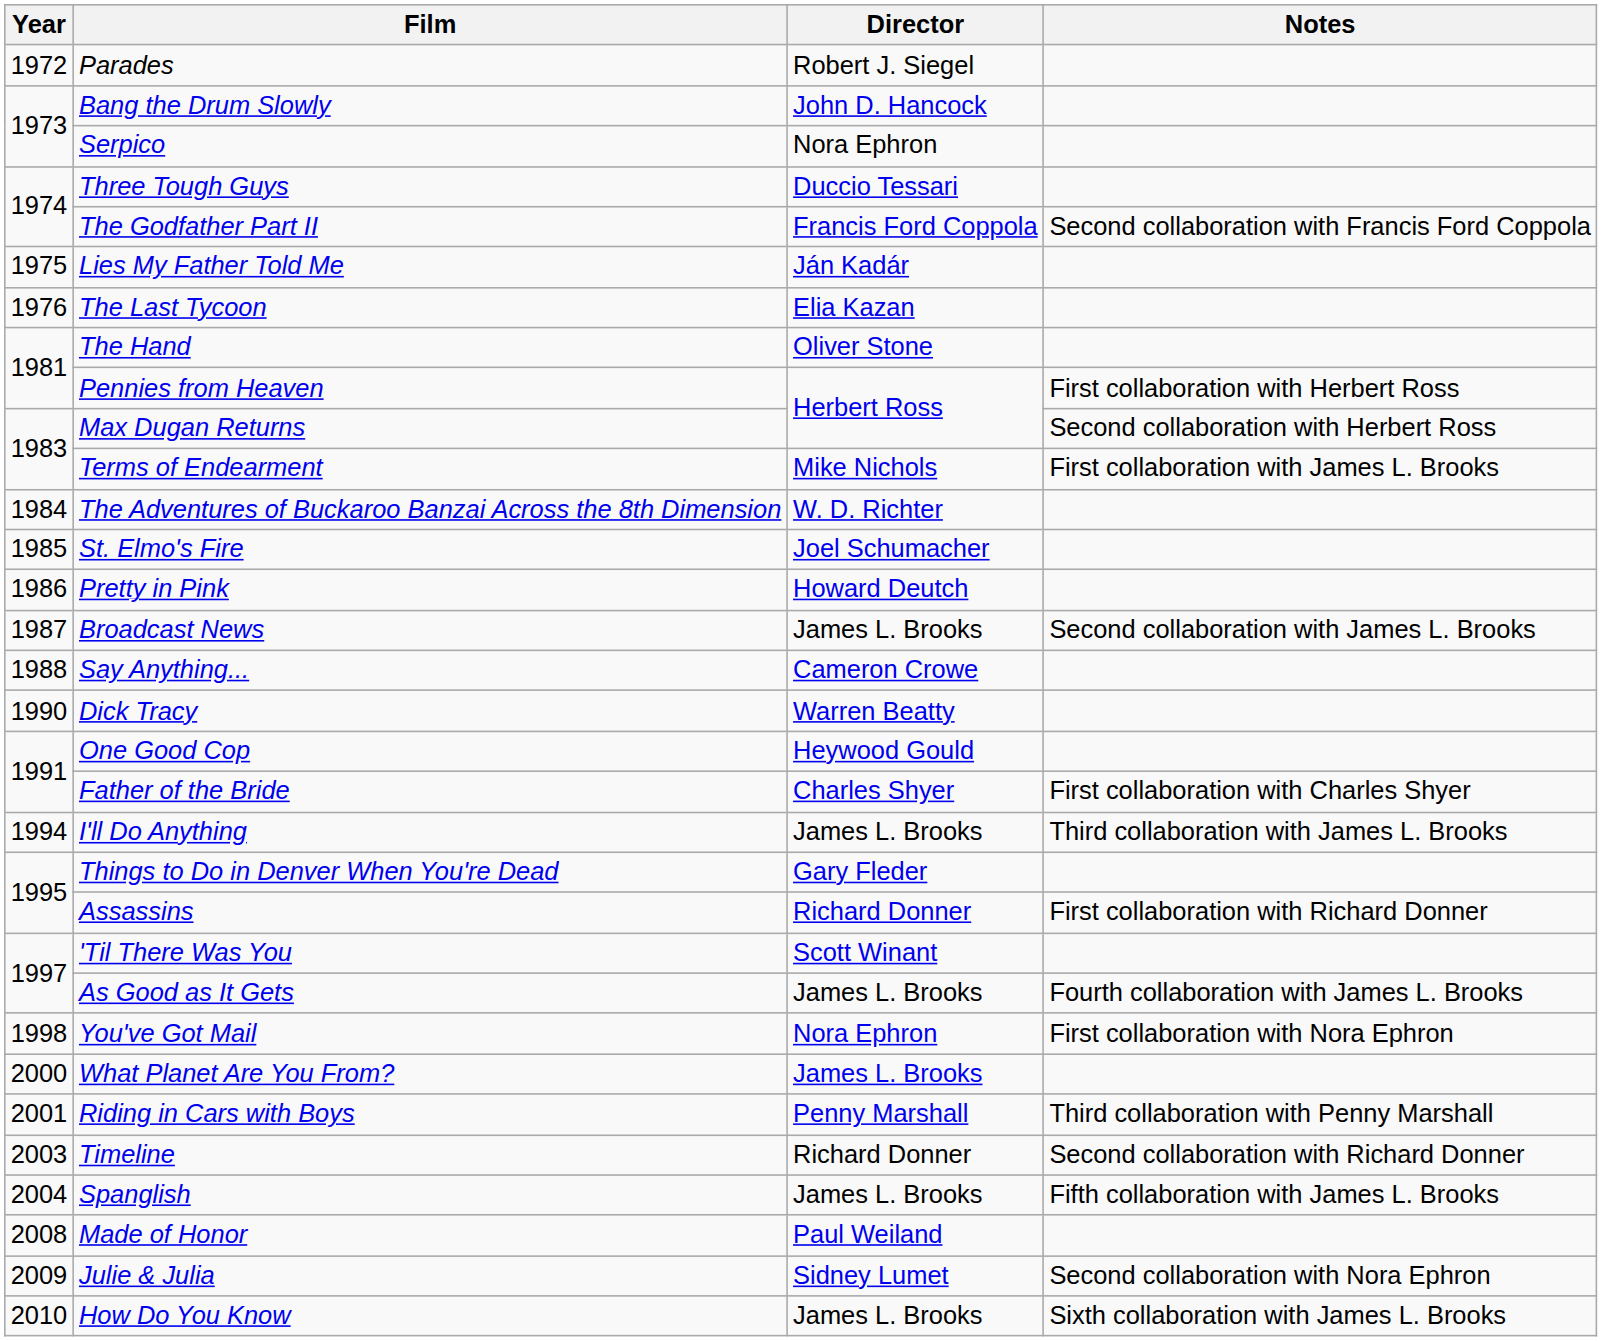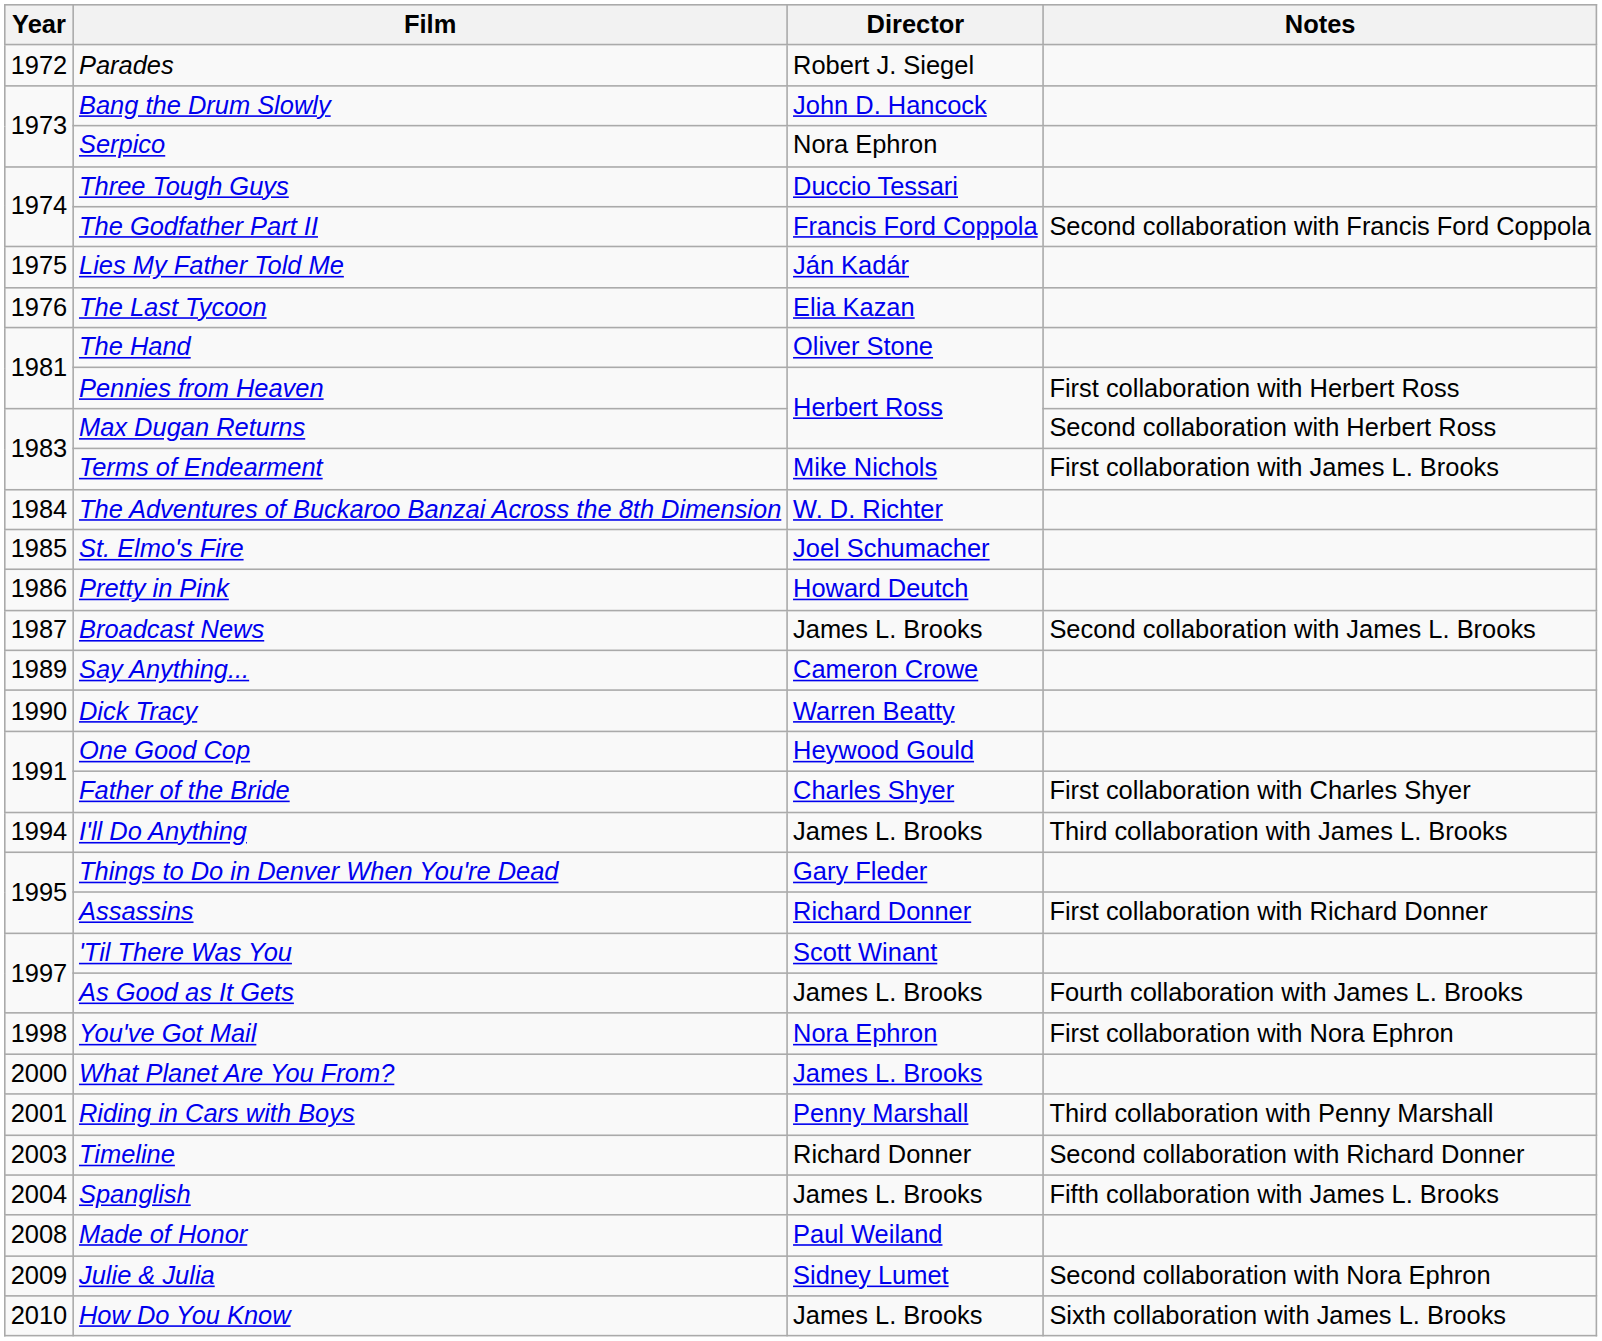(39, 670) 1988 -> (39, 670) 1989
